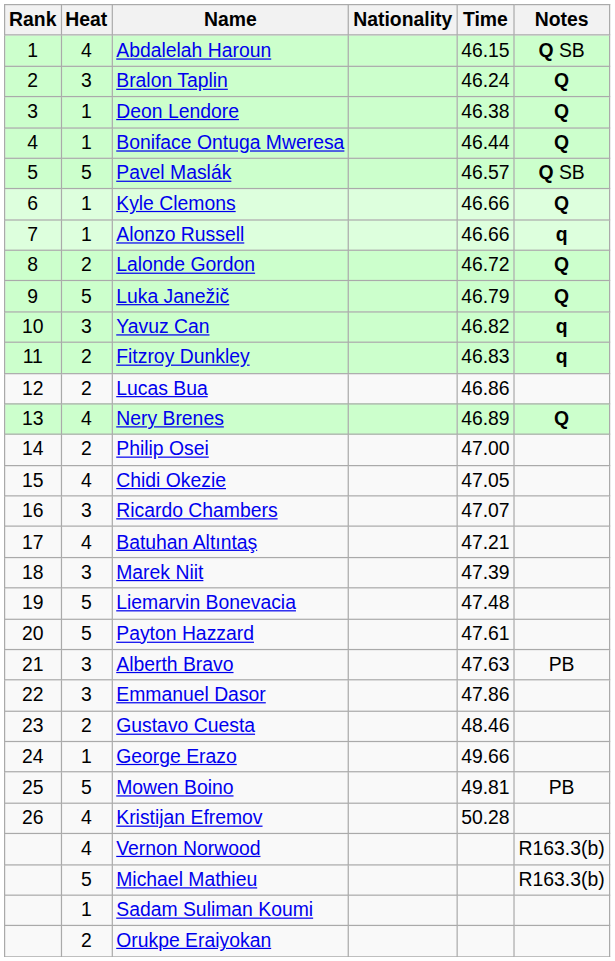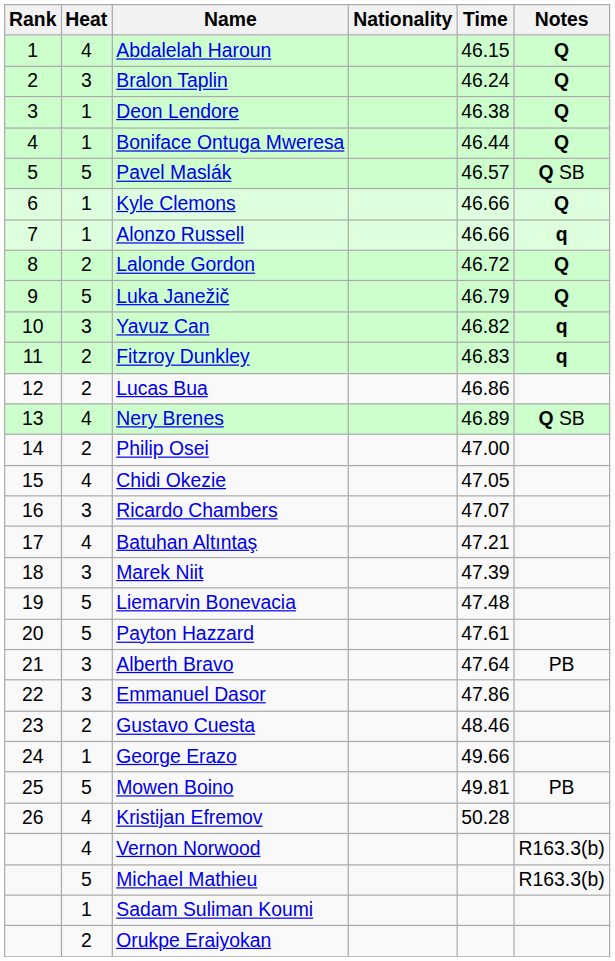(562, 50) Q SB -> (562, 50) Q
(562, 419) Q -> (562, 419) Q SB
(485, 664) 47.63 -> (485, 664) 47.64
